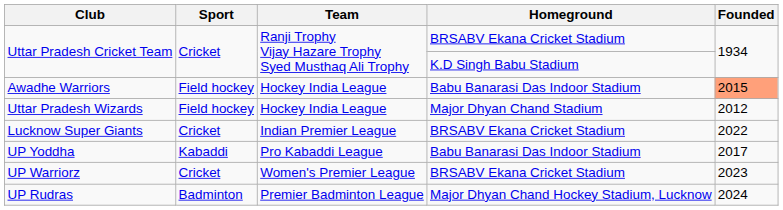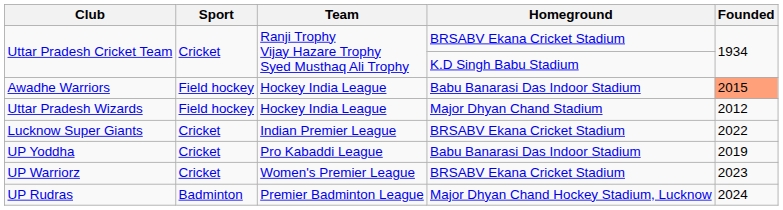(203, 151) Kabaddi -> (199, 151) Cricket
(733, 151) 2017 -> (733, 151) 2019
